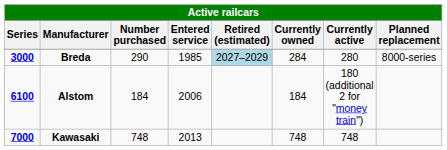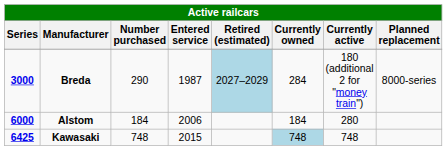(190, 57) 1985 -> (190, 80) 1987
(350, 57) 280 -> (350, 80) 180 (additional 2 for "money train")
(22, 97) 6100 -> (22, 120) 6000
(350, 97) 180 (additional 2 for "money train") -> (350, 120) 280
(22, 137) 7000 -> (22, 137) 6425
(190, 137) 2013 -> (190, 137) 2015
(298, 137) no background -> (298, 137) lightblue background
